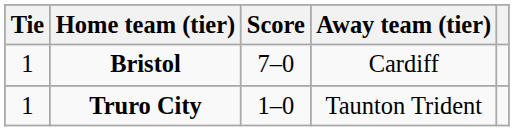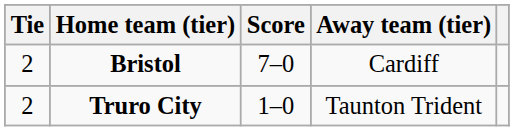(27, 64) 1 -> (27, 64) 2
(27, 105) 1 -> (27, 105) 2
